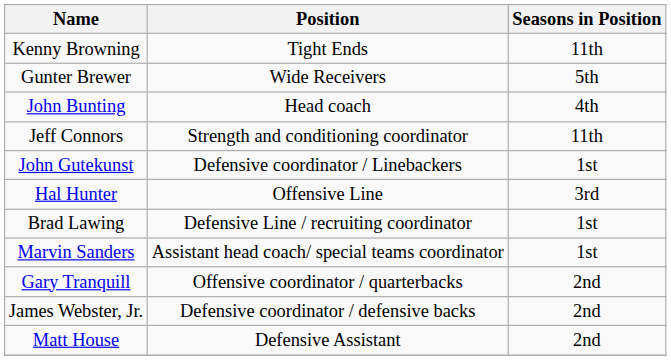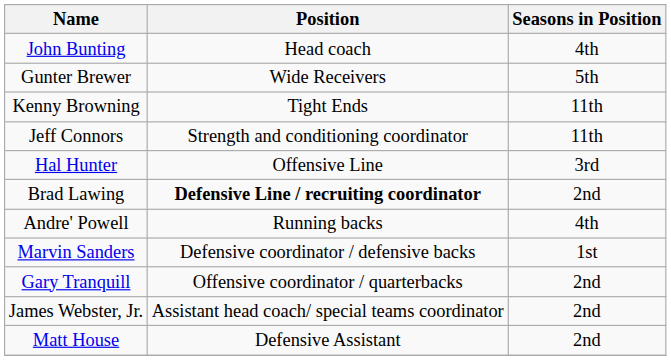rows swapped: (76, 106) <-> (76, 48)
- row: (76, 164)
(328, 223) normal -> (328, 194) bold
(587, 223) 1st -> (587, 194) 2nd
+ row: (76, 223)
(328, 252) Assistant head coach/ special teams coordinator -> (328, 252) Defensive coordinator / defensive backs
(328, 310) Defensive coordinator / defensive backs -> (328, 310) Assistant head coach/ special teams coordinator
